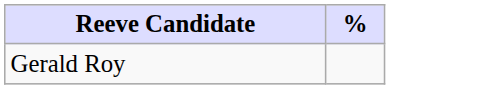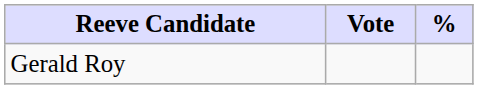+ column: (371, 24)
